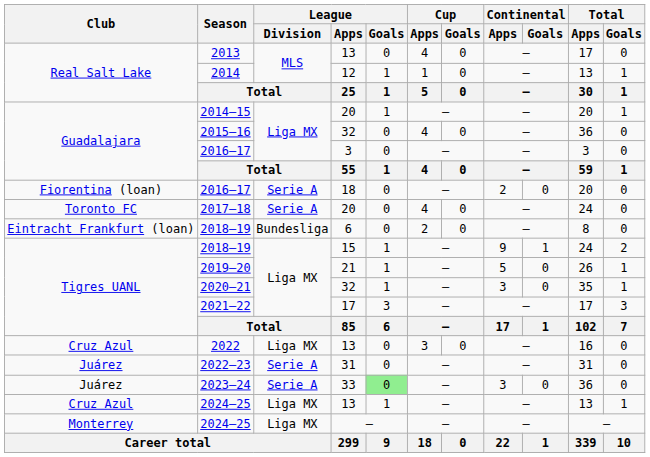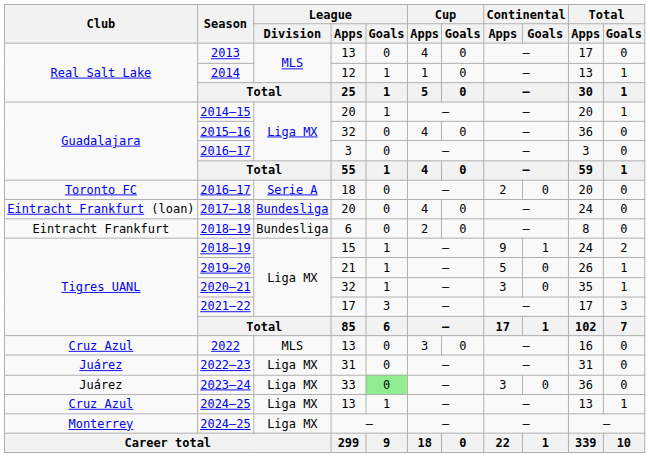(101, 190) Fiorentina (loan) -> (101, 190) Toronto FC
(101, 209) Toronto FC -> (101, 209) Eintracht Frankfurt (loan)
(292, 209) Serie A -> (292, 209) Bundesliga
(101, 229) Eintracht Frankfurt (loan) -> (101, 229) Eintracht Frankfurt
(292, 346) Liga MX -> (292, 346) MLS
(292, 365) Serie A -> (292, 365) Liga MX
(292, 385) Serie A -> (292, 385) Liga MX
